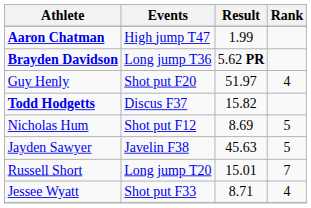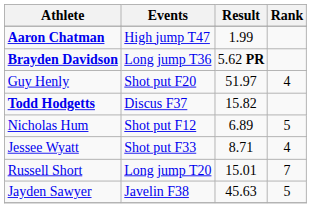(241, 125) 8.69 -> (241, 125) 6.89
rows swapped: (50, 147) <-> (43, 192)
